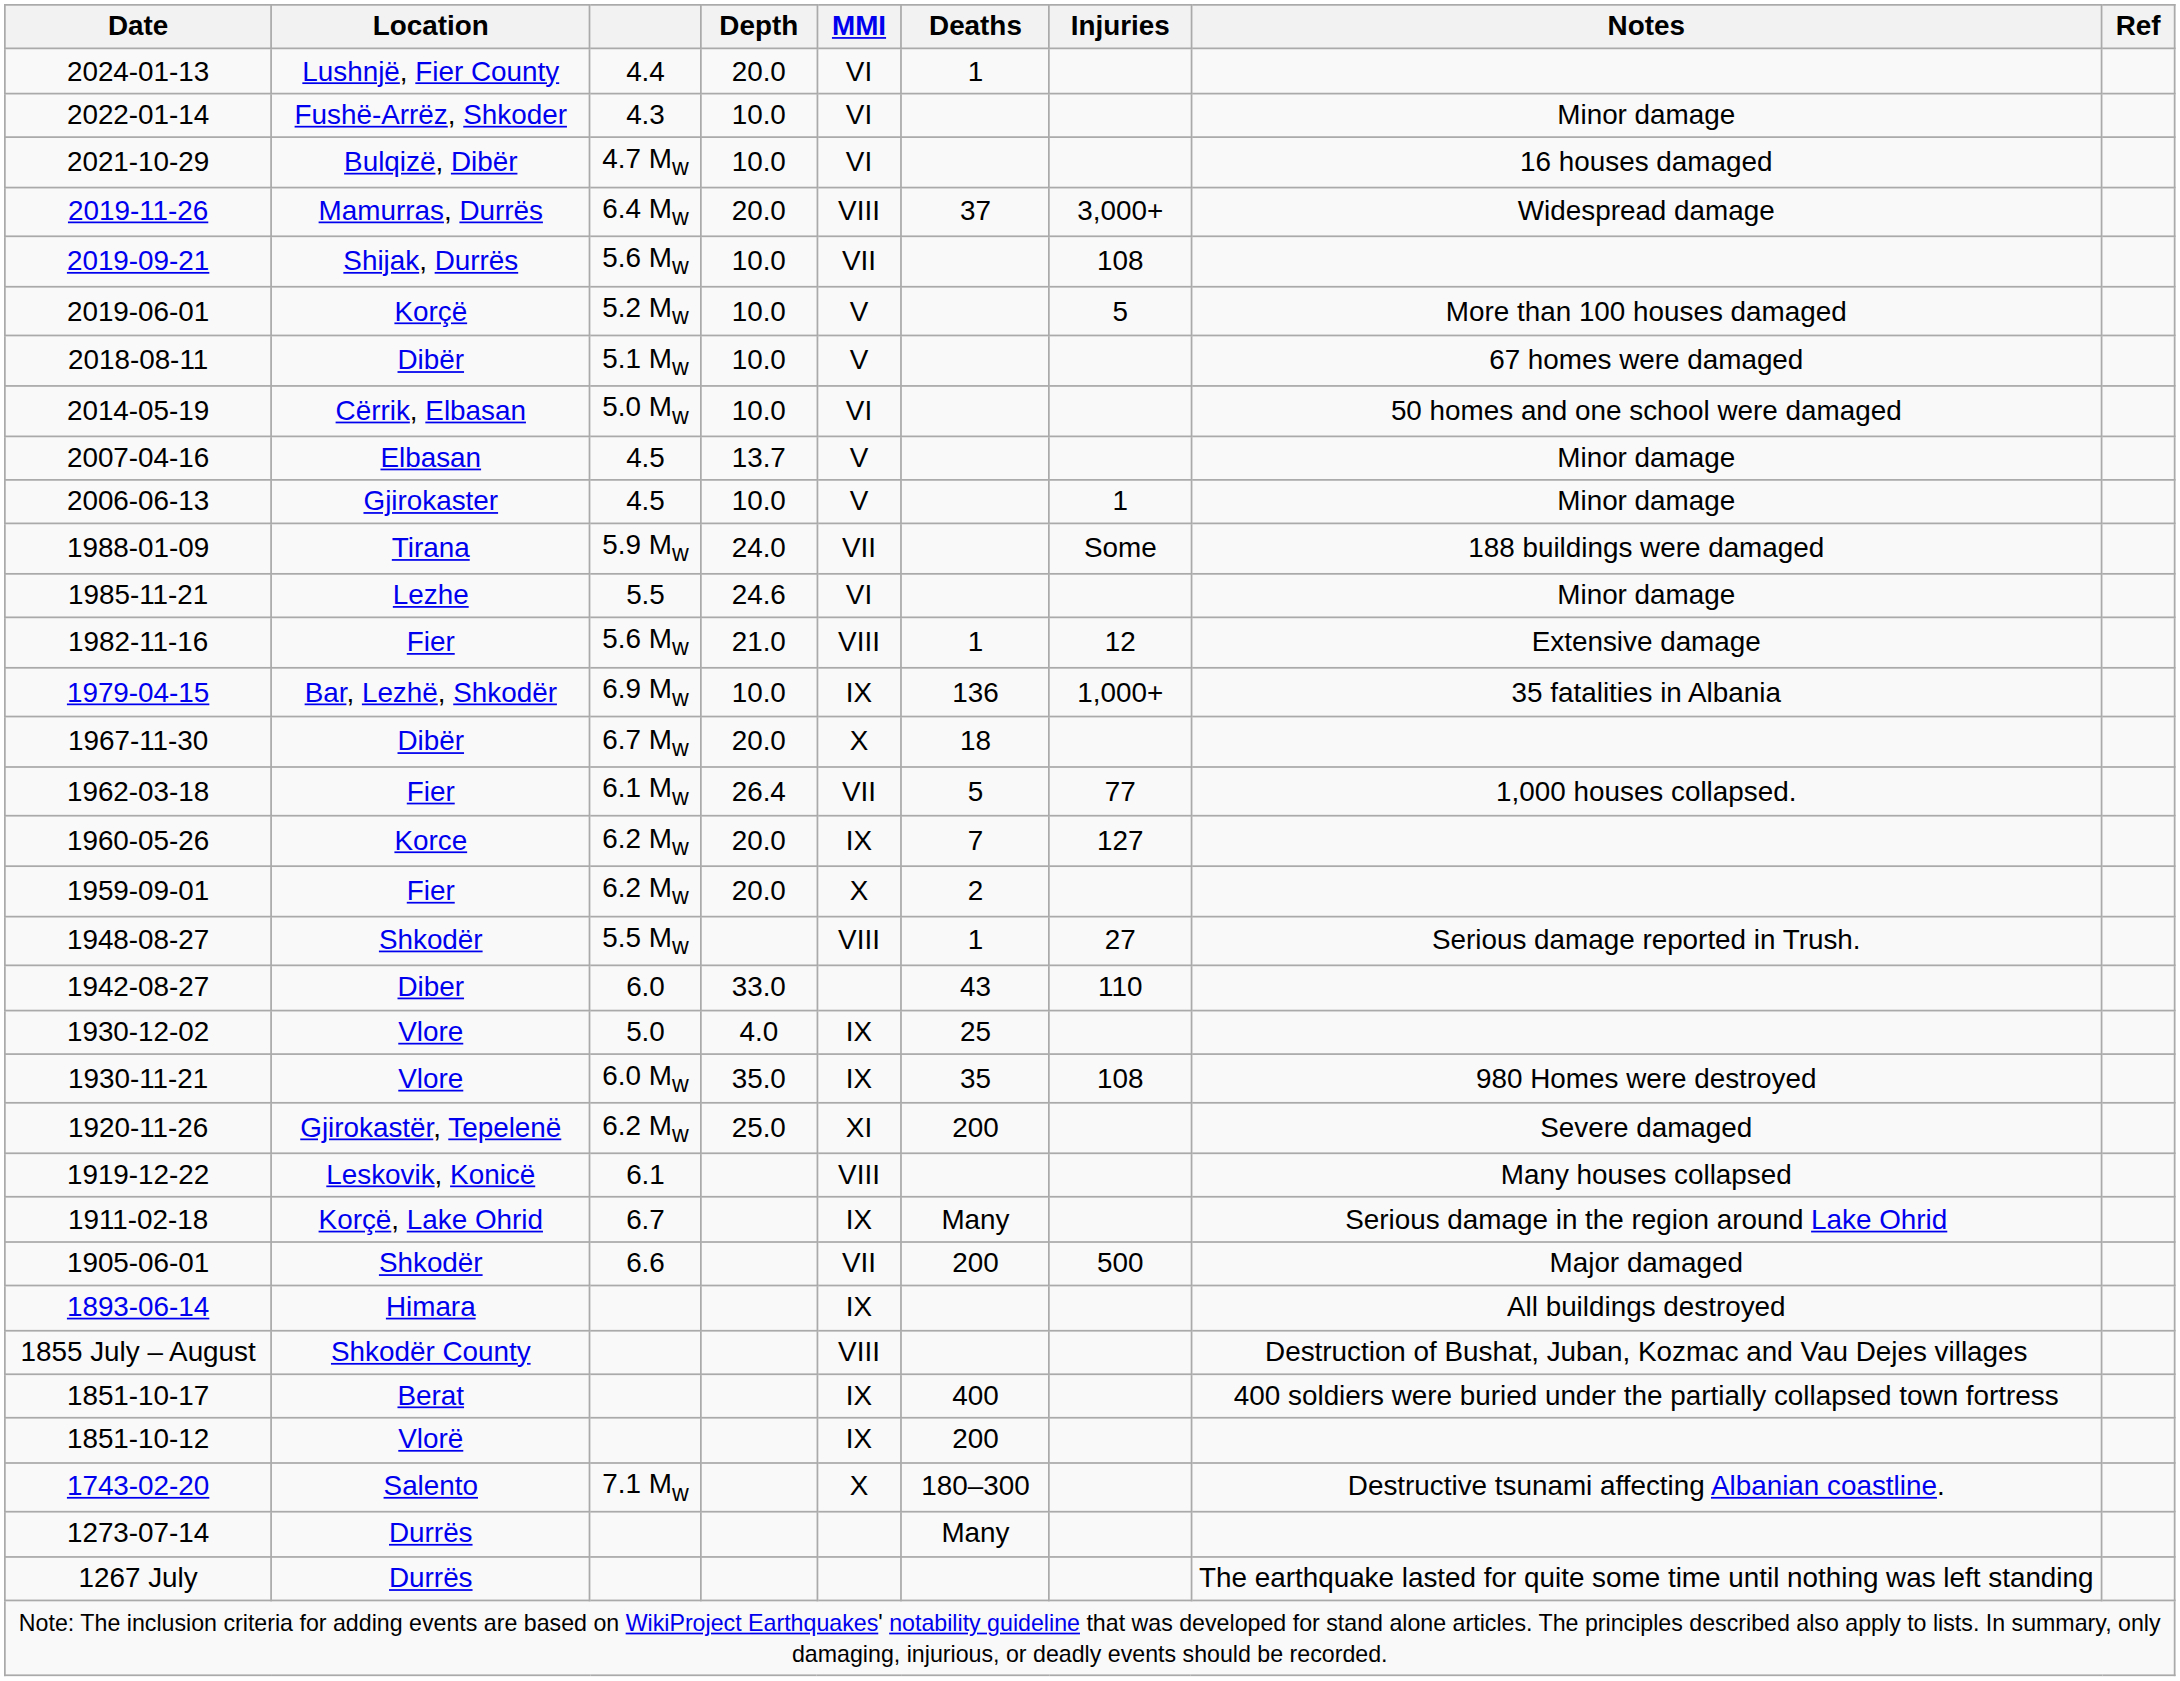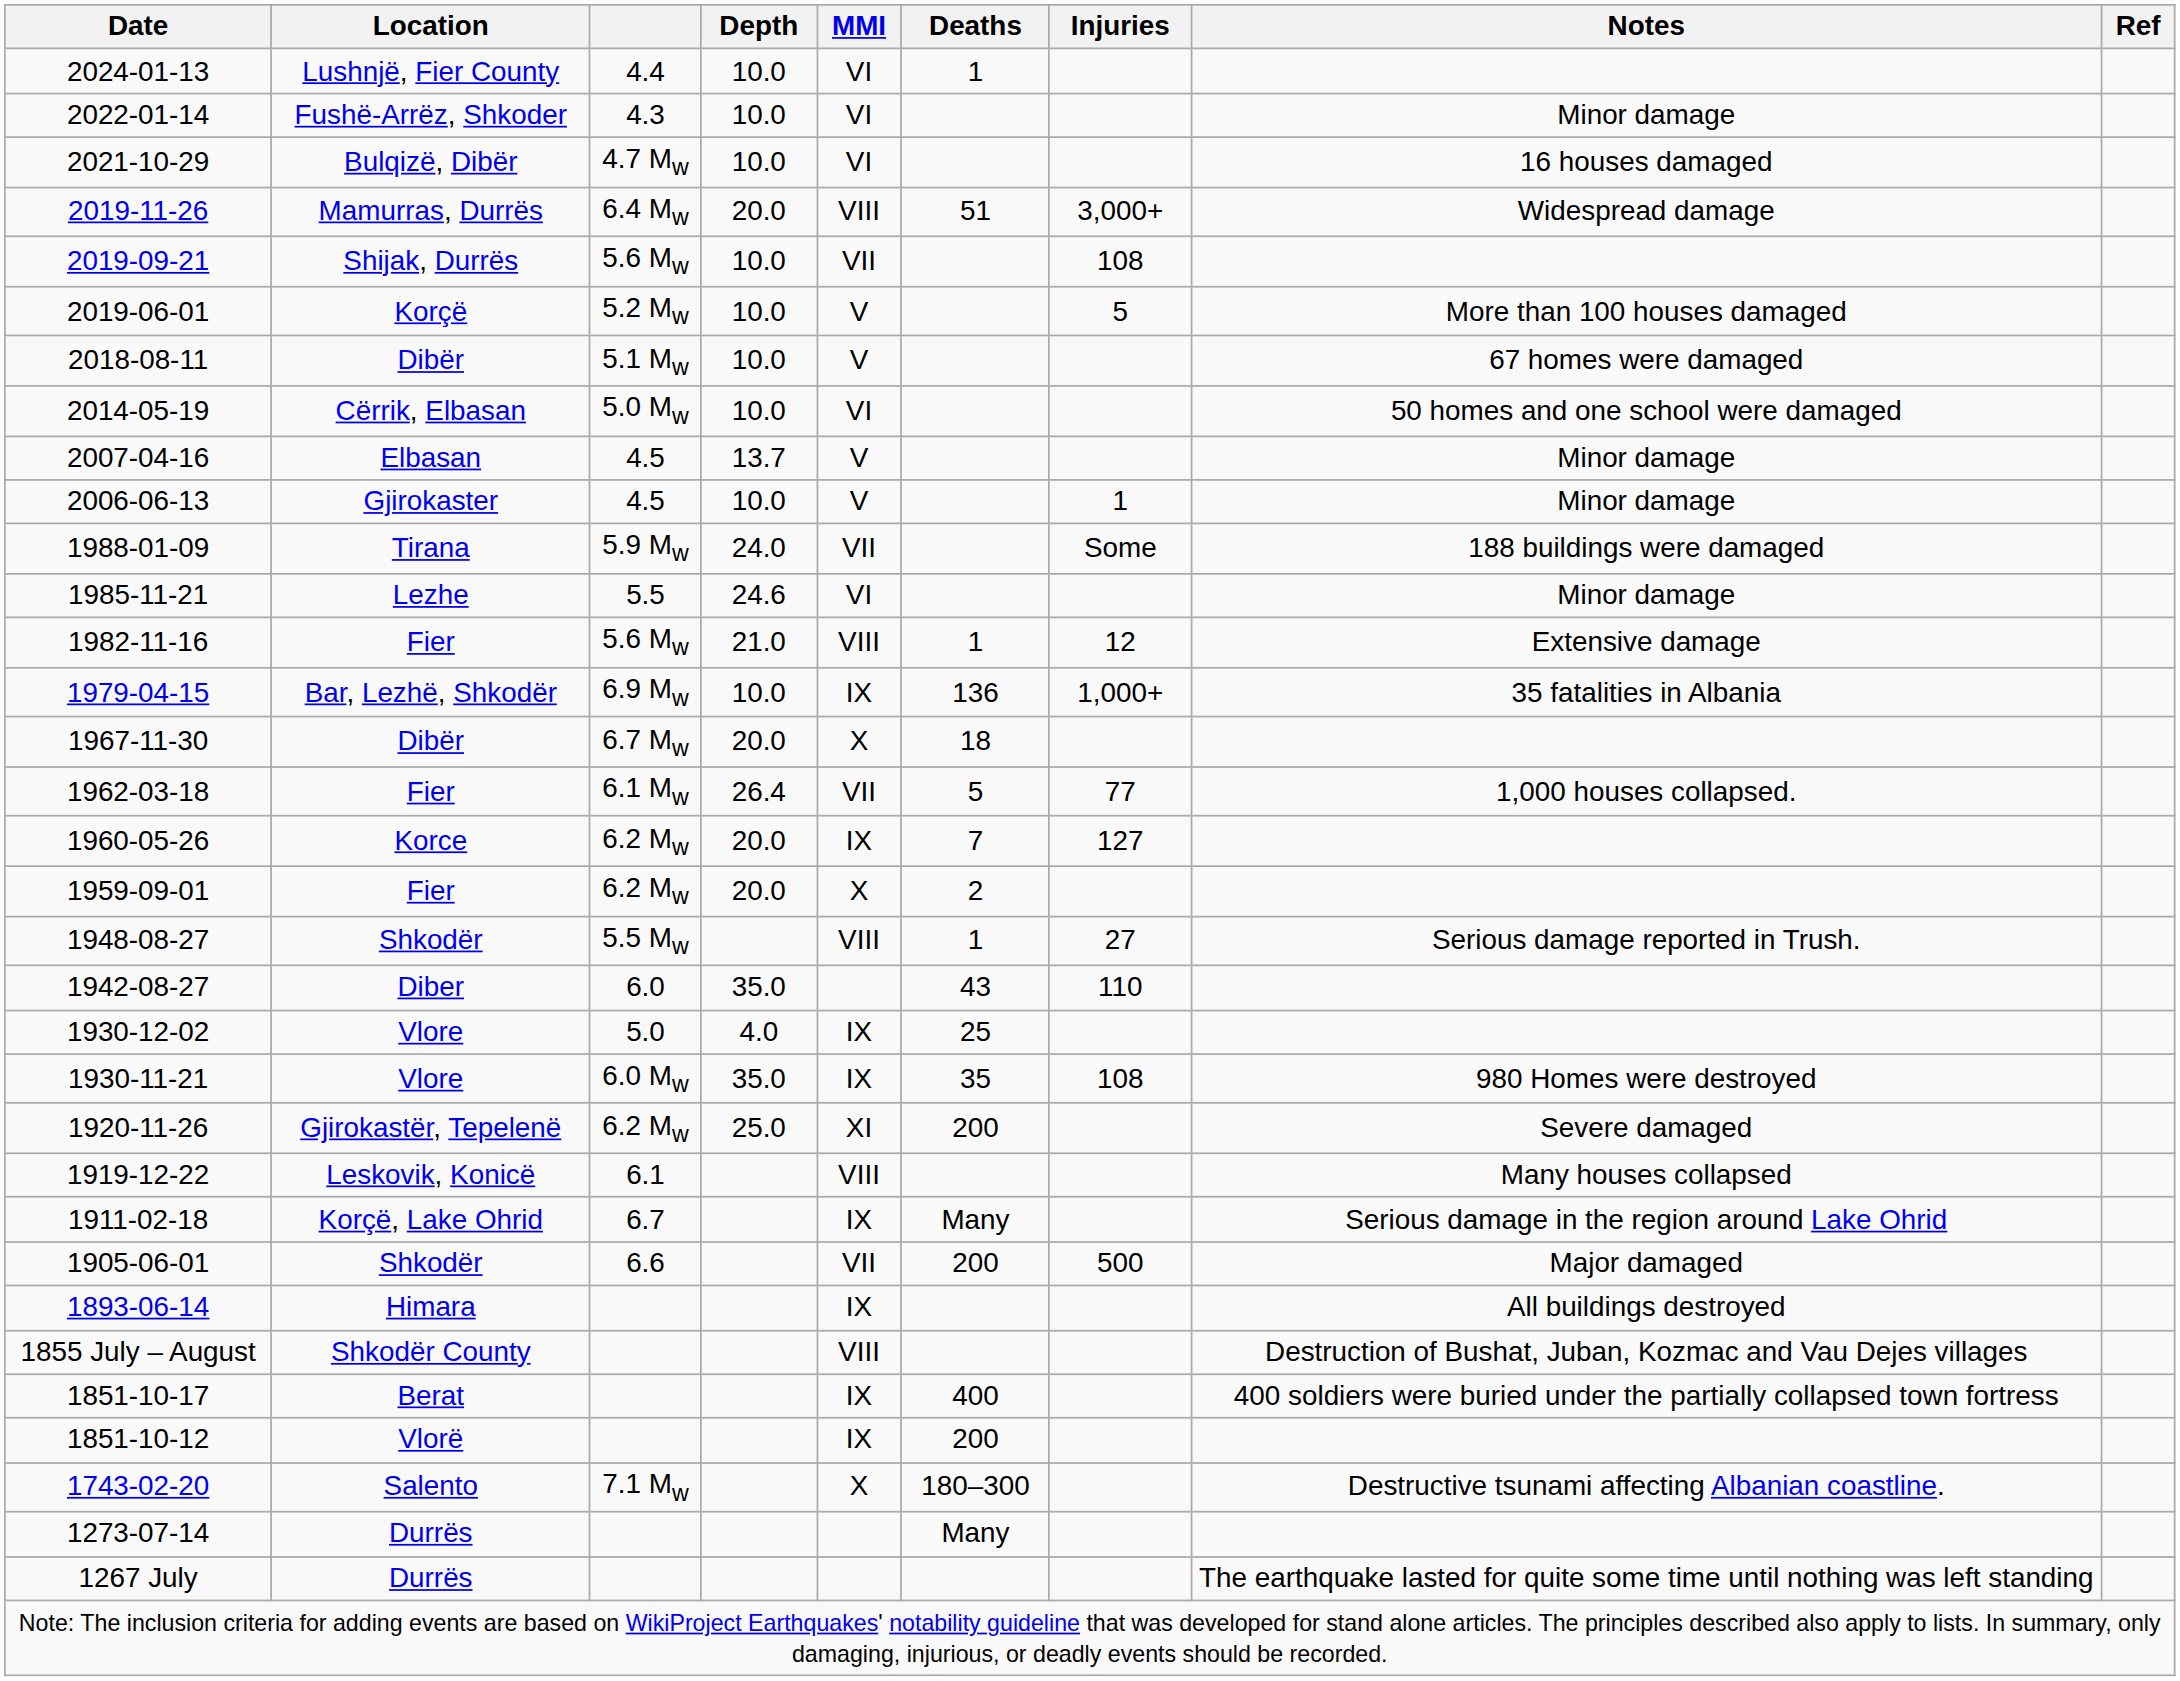(759, 70) 20.0 -> (759, 70) 10.0
(975, 211) 37 -> (975, 211) 51
(759, 987) 33.0 -> (759, 987) 35.0
